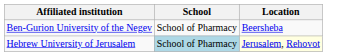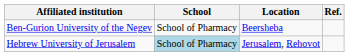+ column: (333, 12)
(281, 43) lightyellow background -> (281, 43) no background
